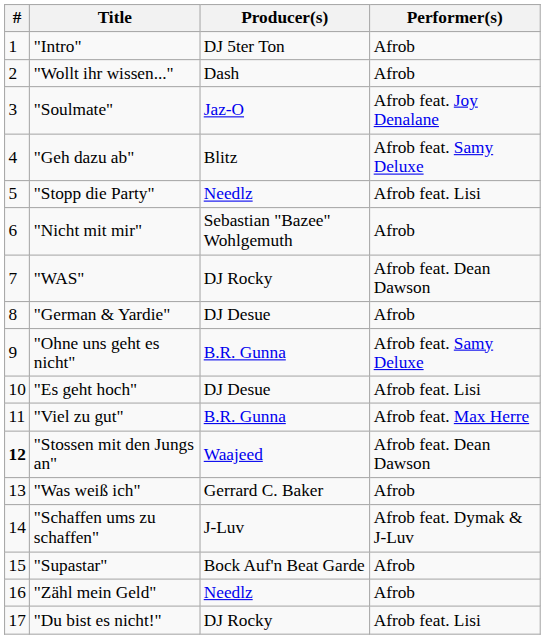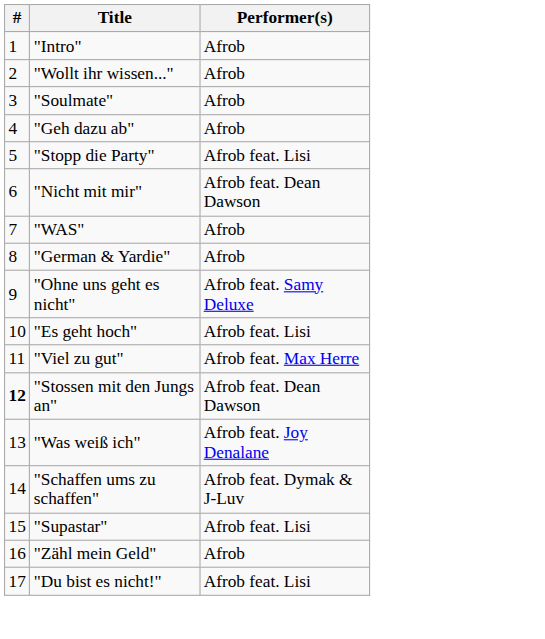- column: (285, 18)
(426, 110) Afrob feat. Joy Denalane -> (224, 100) Afrob
(433, 156) Afrob feat. Samy Deluxe -> (224, 127) Afrob
(394, 231) Afrob -> (262, 192) Afrob feat. Dean Dawson
(432, 278) Afrob feat. Dean Dawson -> (224, 229) Afrob
(394, 491) Afrob -> (256, 442) Afrob feat. Joy Denalane
(394, 565) Afrob -> (257, 526) Afrob feat. Lisi
